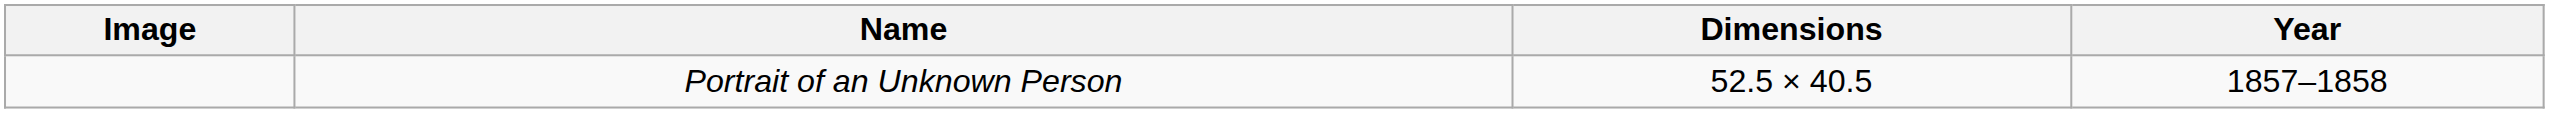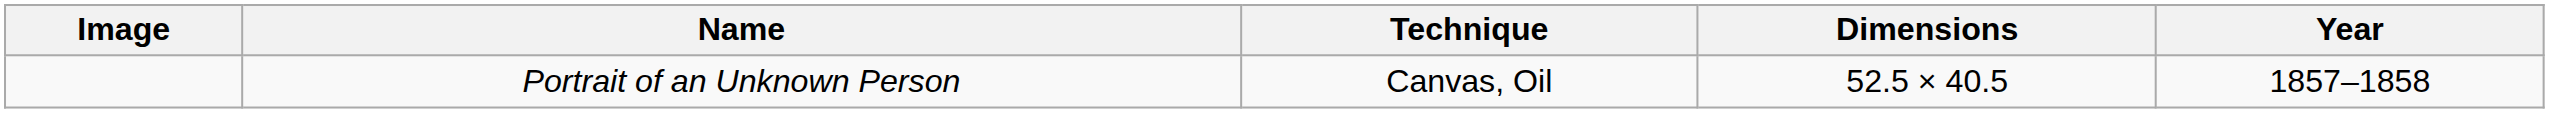+ column: (1469, 30)
